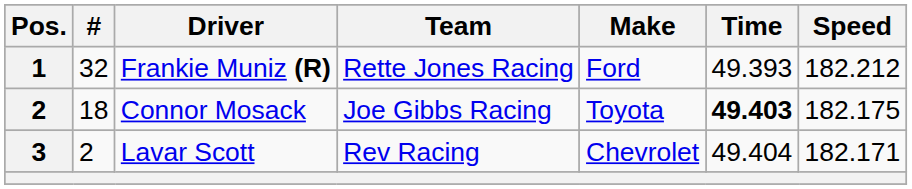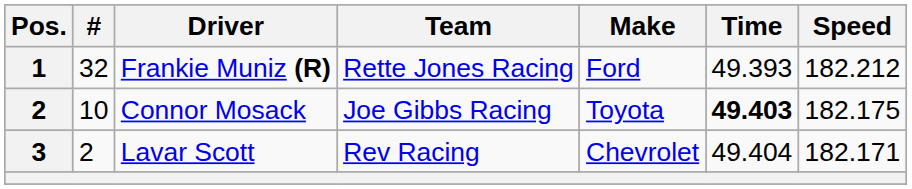(94, 110) 18 -> (94, 110) 10
